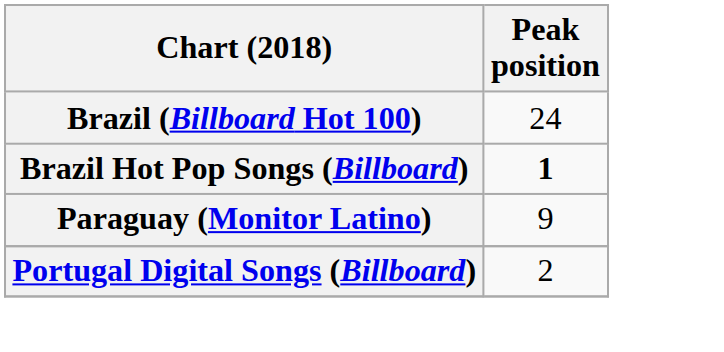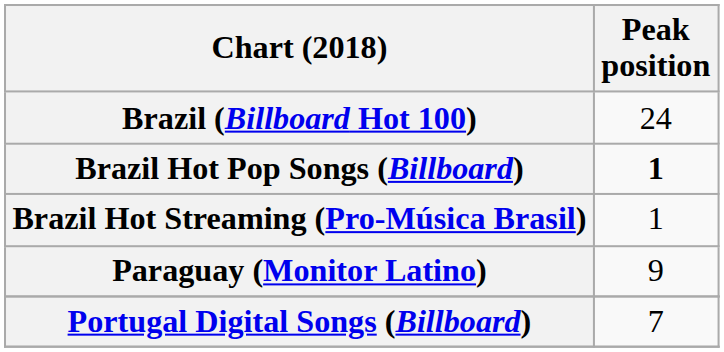+ row: (299, 219)
(545, 270) 2 -> (656, 321) 7
